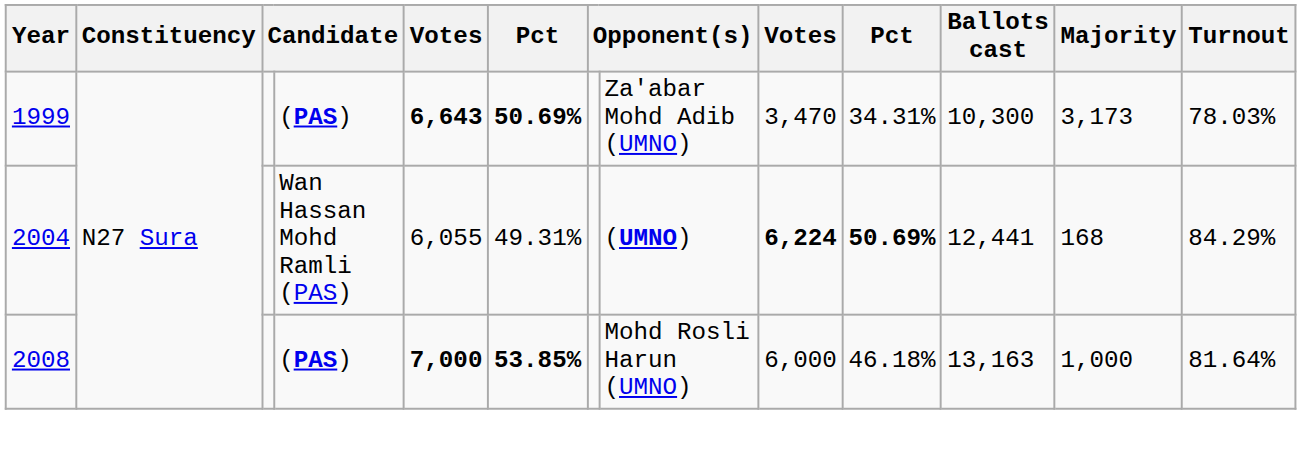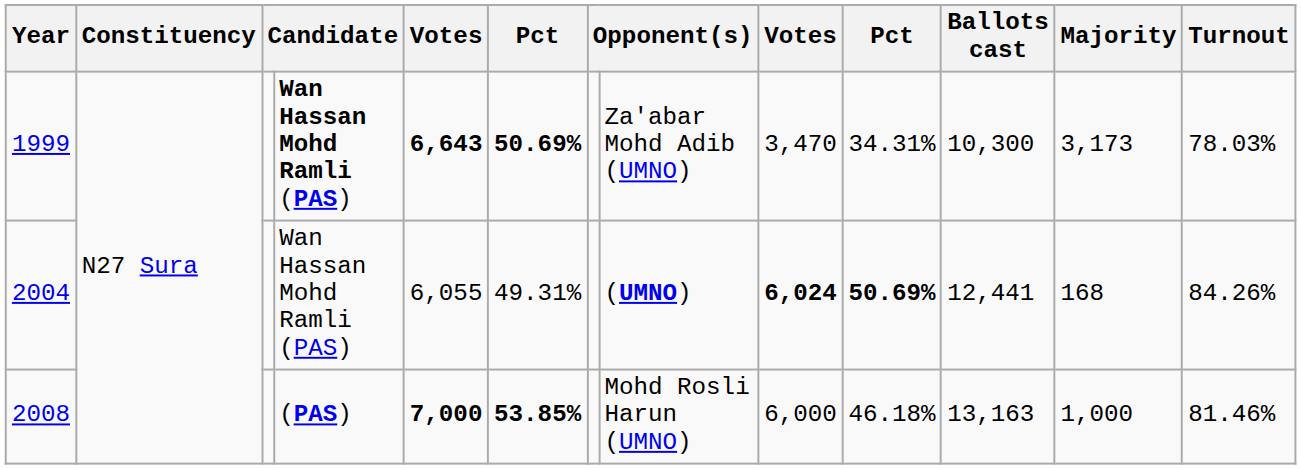(315, 118) (PAS) -> (323, 146) Wan Hassan Mohd Ramli (PAS)
(800, 240) 6,224 -> (800, 295) 6,024
(1232, 240) 84.29% -> (1232, 295) 84.26%
(1232, 361) 81.64% -> (1232, 416) 81.46%
